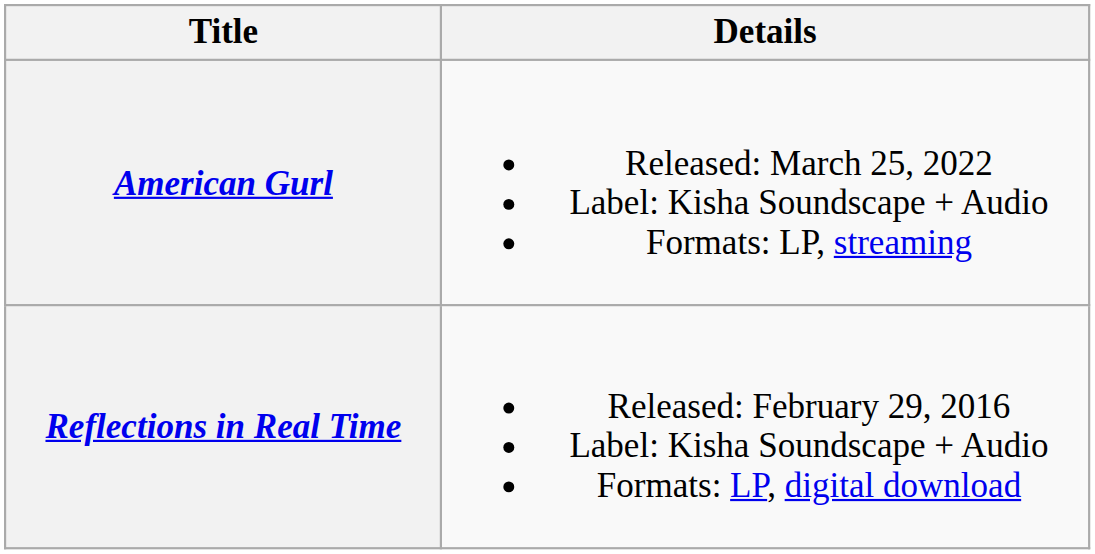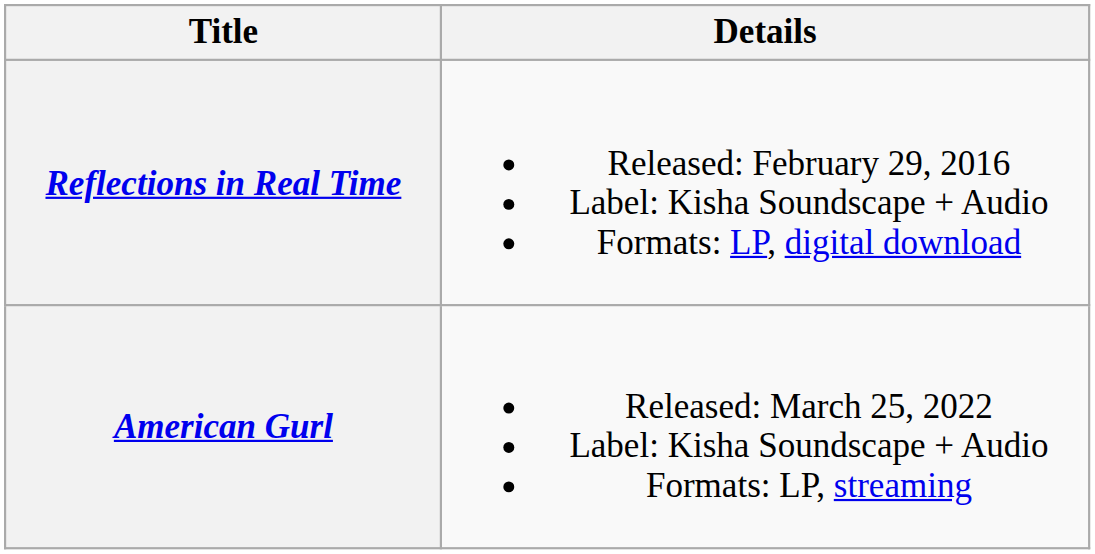rows swapped: (223, 425) <-> (223, 182)
